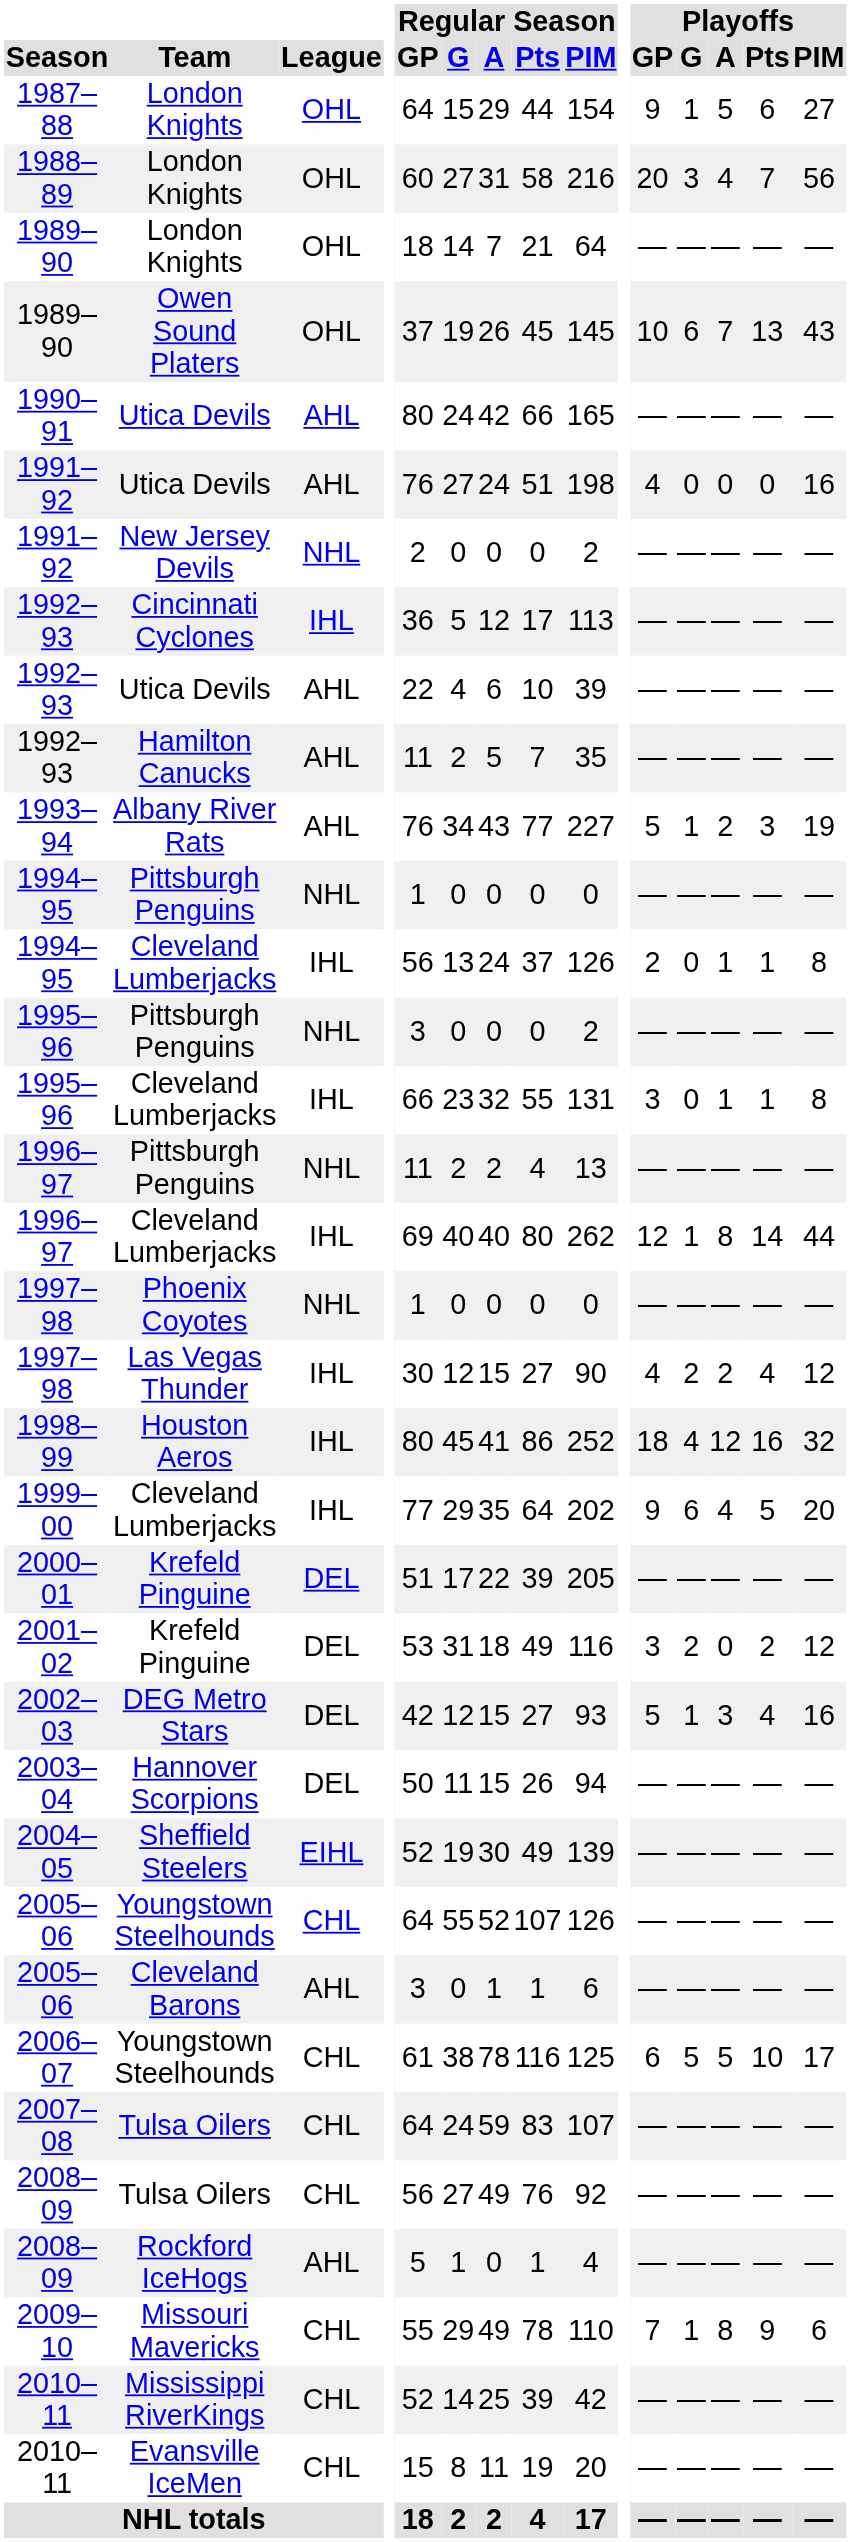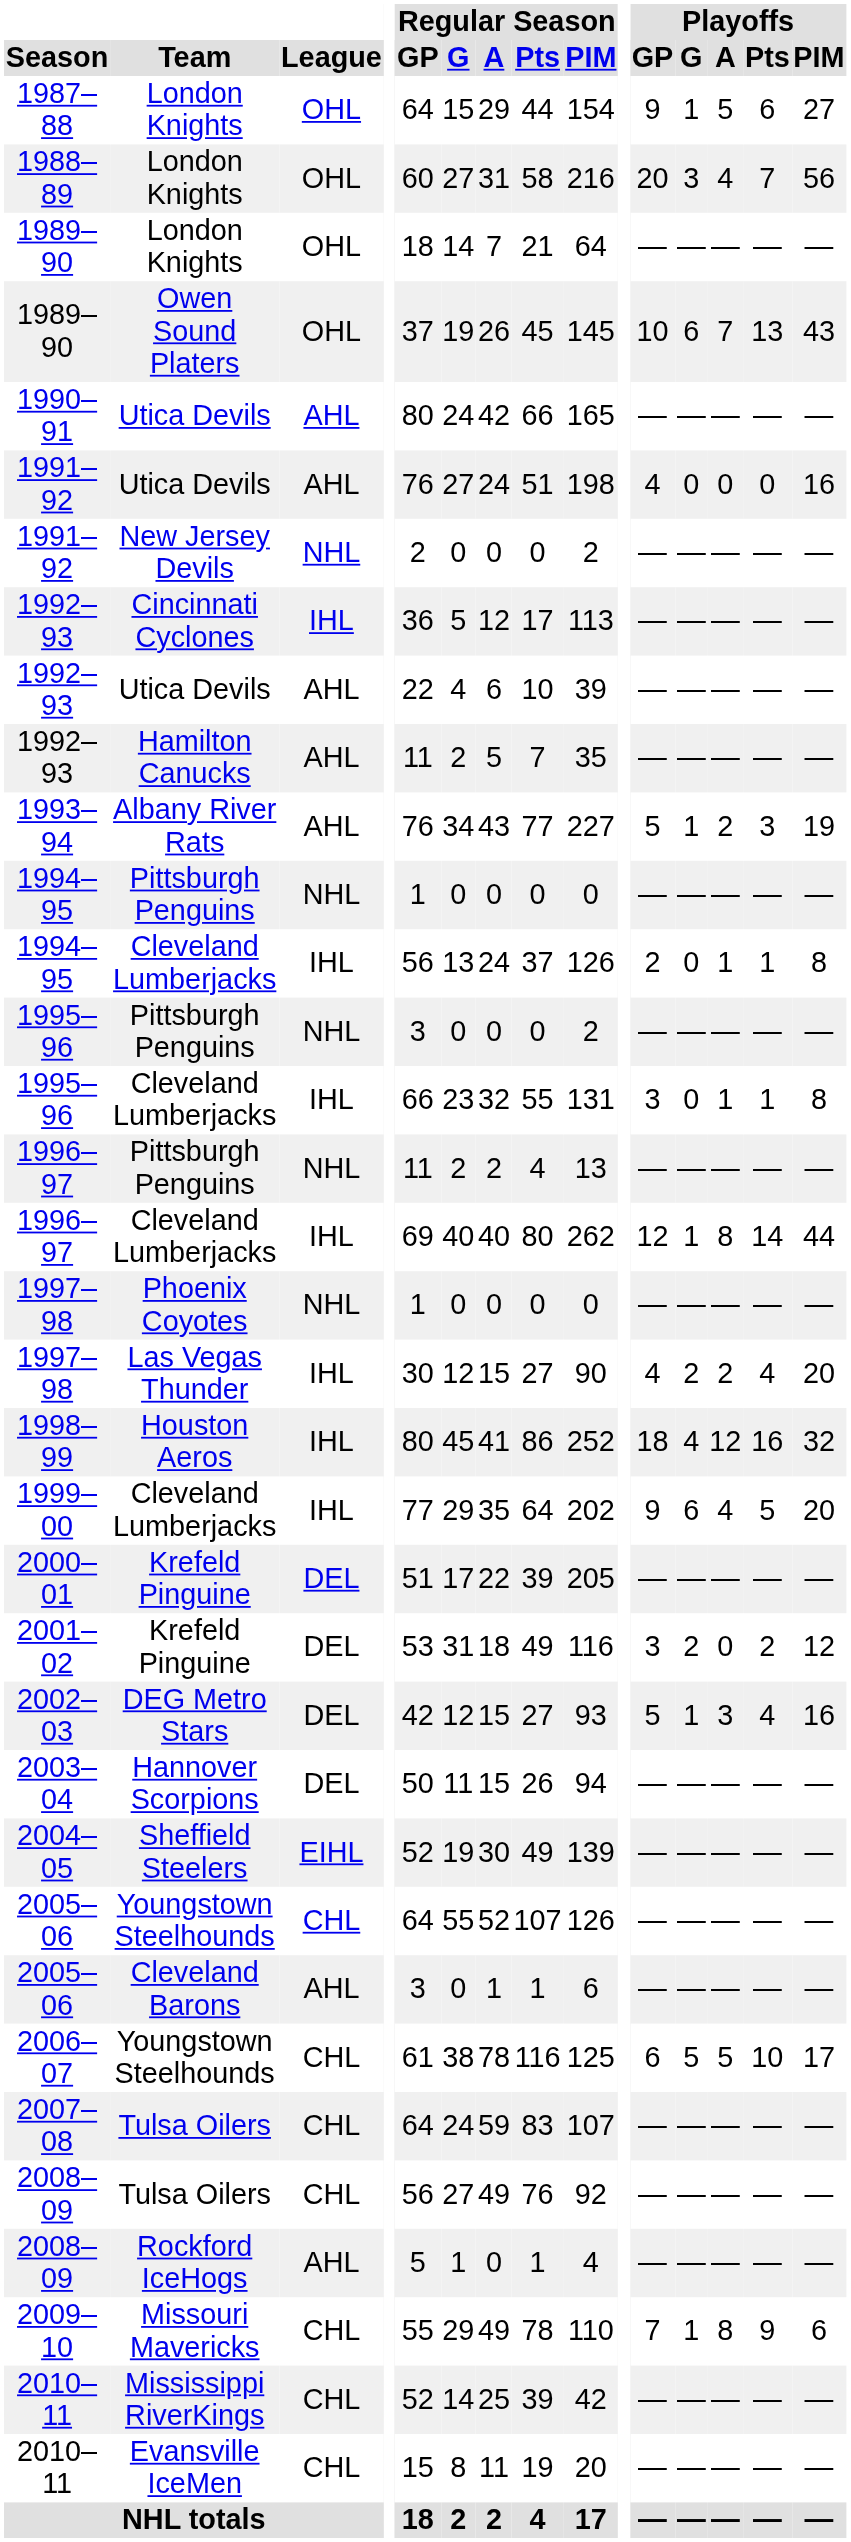(819, 1373) 12 -> (819, 1373) 20
